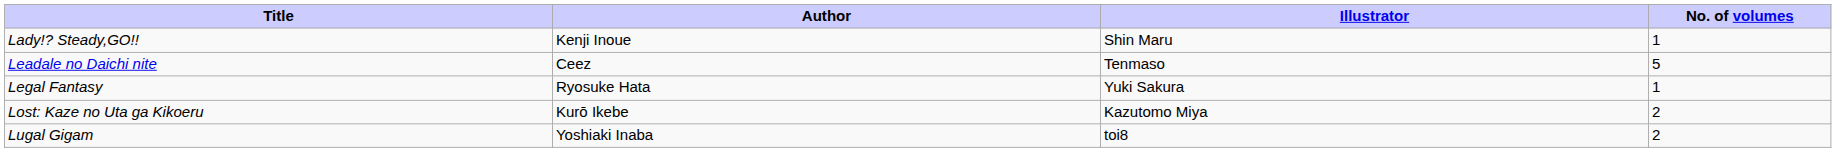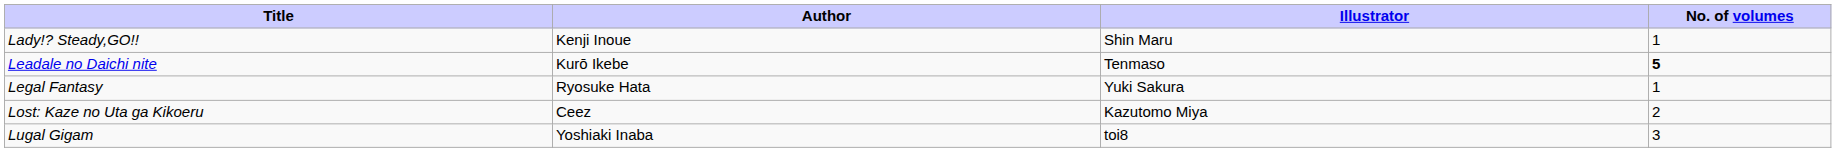(574, 64) Ceez -> (592, 64) Kurō Ikebe
(1656, 64) normal -> (1656, 64) bold
(592, 111) Kurō Ikebe -> (574, 111) Ceez
(1656, 135) 2 -> (1656, 135) 3
